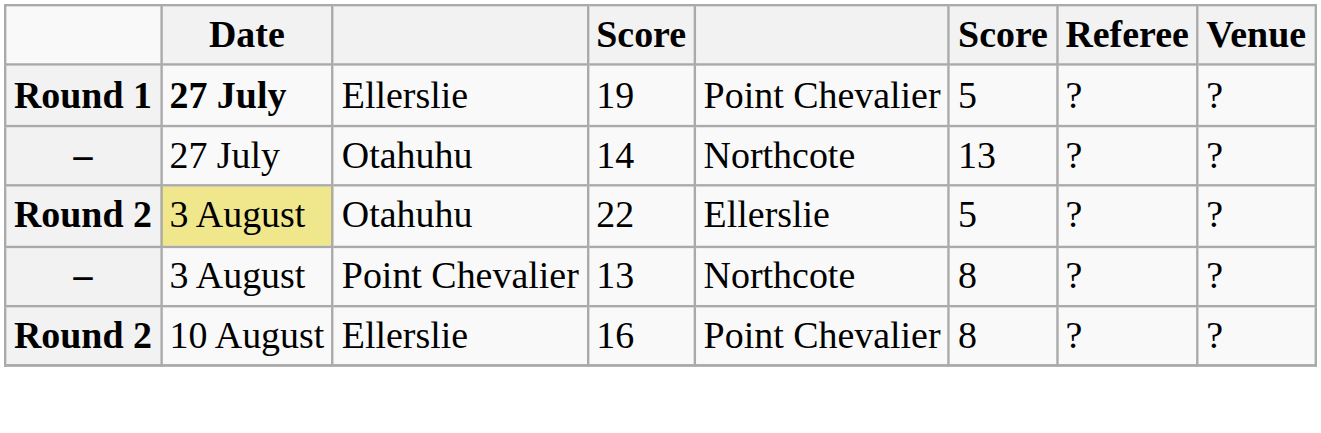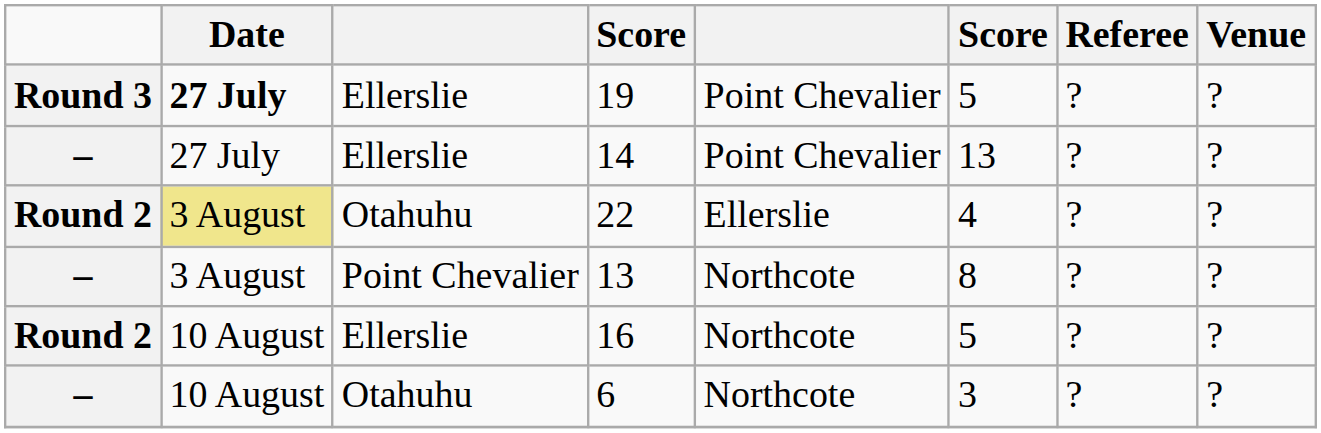(83, 94) Round 1 -> (83, 94) Round 3
(407, 154) Otahuhu -> (405, 154) Ellerslie
(779, 154) Northcote -> (822, 154) Point Chevalier
(968, 214) 5 -> (968, 214) 4
(822, 335) Point Chevalier -> (779, 335) Northcote
(968, 335) 8 -> (968, 335) 5
+ row: (606, 395)
